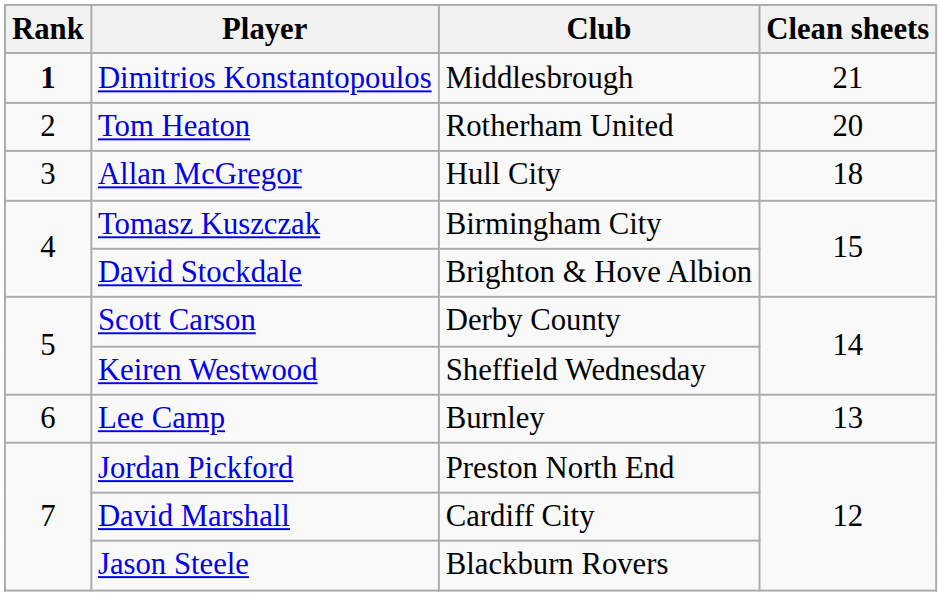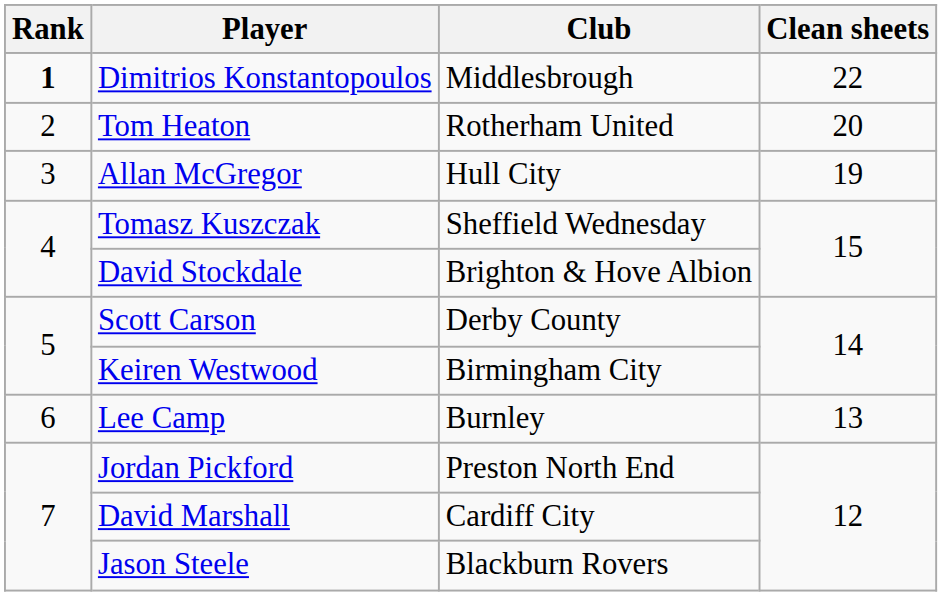(848, 77) 21 -> (848, 77) 22
(848, 175) 18 -> (848, 175) 19
(554, 223) Birmingham City -> (576, 223) Sheffield Wednesday
(576, 369) Sheffield Wednesday -> (554, 369) Birmingham City
